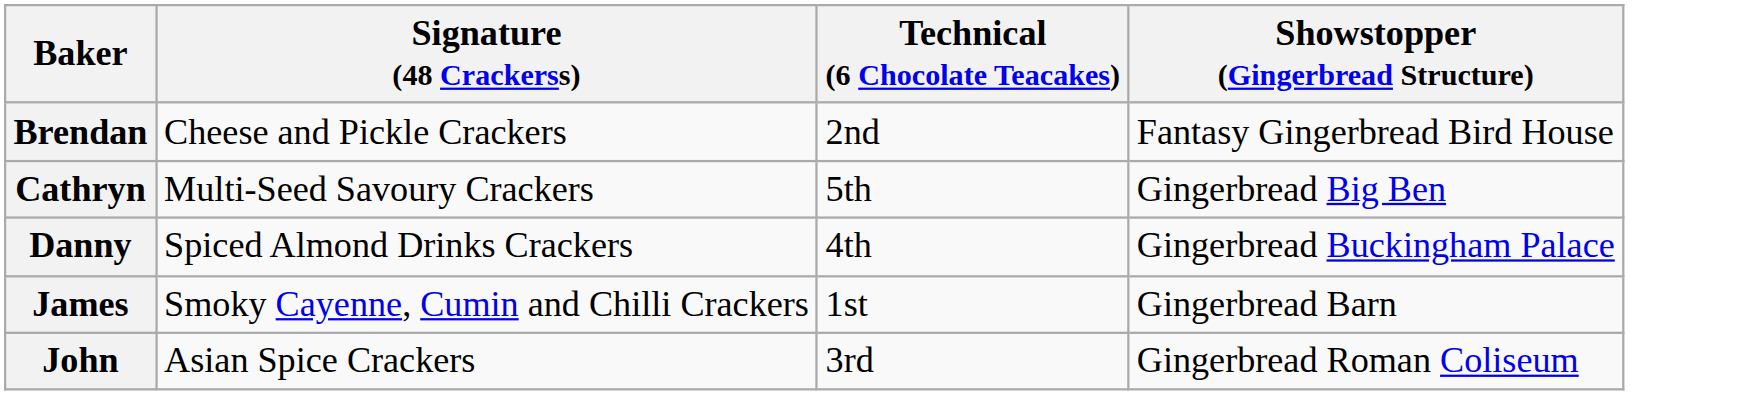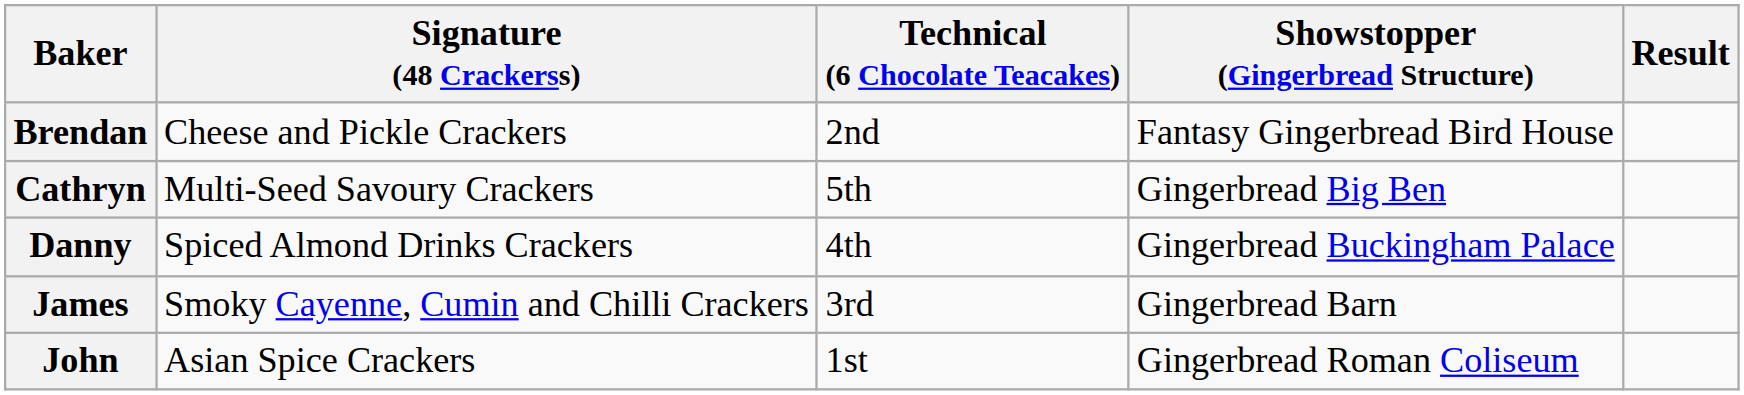+ column: (1681, 53)
(847, 303) 1st -> (850, 303) 3rd
(850, 360) 3rd -> (847, 360) 1st
